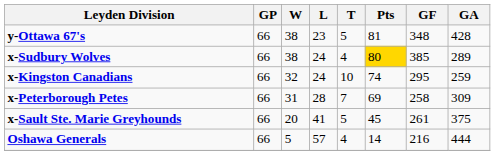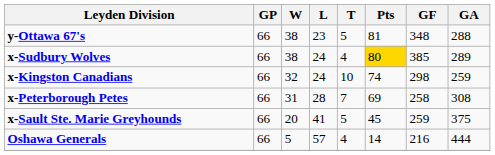(461, 35) 428 -> (461, 35) 288
(419, 77) 295 -> (419, 77) 298
(461, 98) 309 -> (461, 98) 308
(419, 118) 261 -> (419, 118) 259
